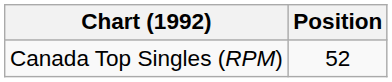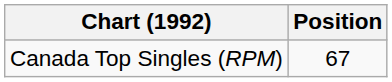(338, 58) 52 -> (338, 58) 67
